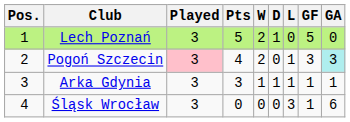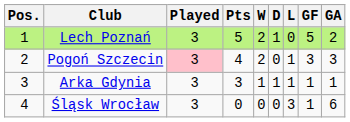(333, 38) 0 -> (333, 38) 2
(333, 61) paleturquoise background -> (333, 61) no background
